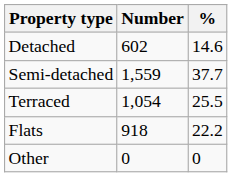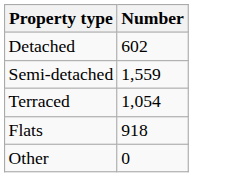- column: (207, 18)
